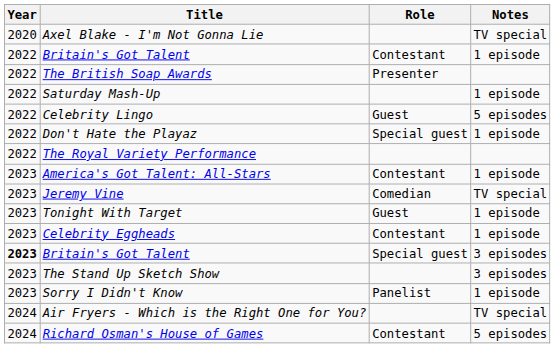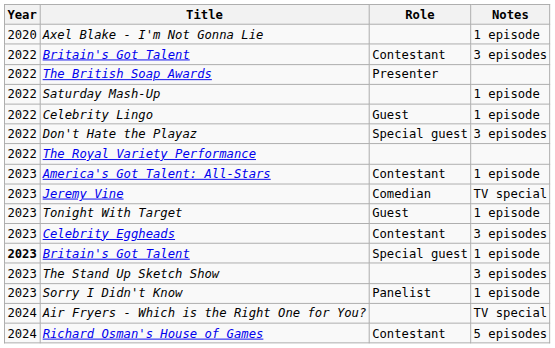(510, 34) TV special -> (507, 34) 1 episode
(507, 54) 1 episode -> (510, 54) 3 episodes
(510, 114) 5 episodes -> (507, 114) 1 episode
(507, 134) 1 episode -> (510, 134) 3 episodes
(507, 234) 1 episode -> (510, 234) 3 episodes
(510, 253) 3 episodes -> (507, 253) 1 episode
